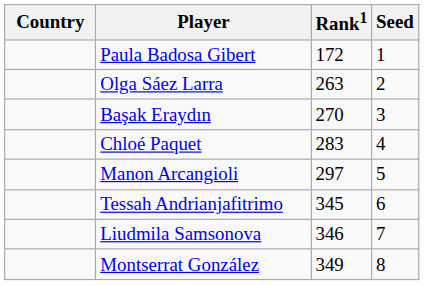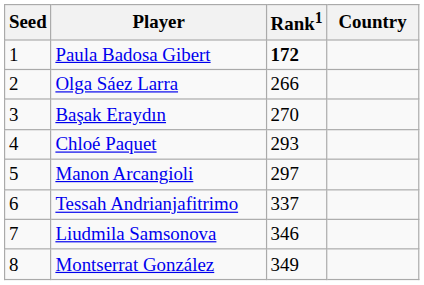columns swapped: (50, 22) <-> (395, 22)
(330, 54) normal -> (285, 54) bold
(330, 84) 263 -> (285, 84) 266
(330, 144) 283 -> (285, 144) 293
(330, 204) 345 -> (285, 204) 337
